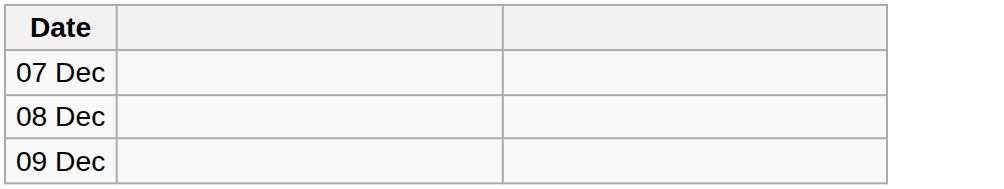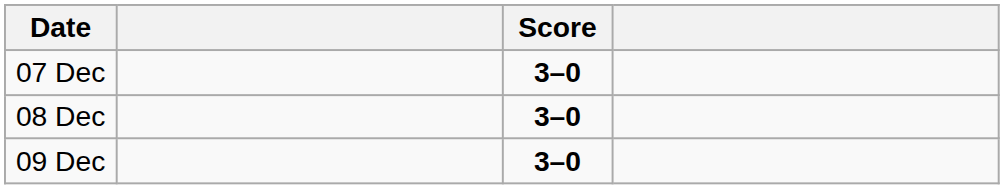+ column: (557, 28)
